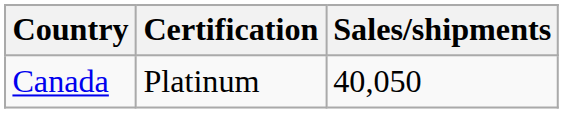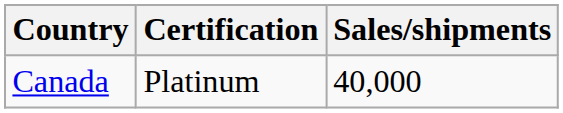(377, 81) 40,050 -> (377, 81) 40,000
